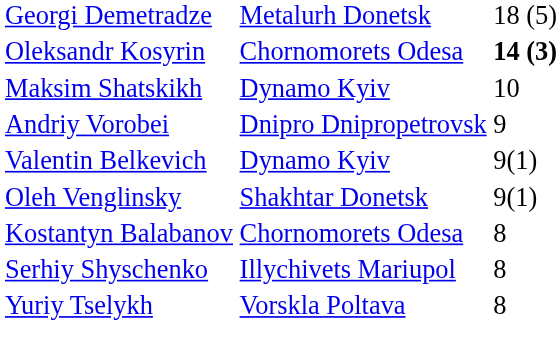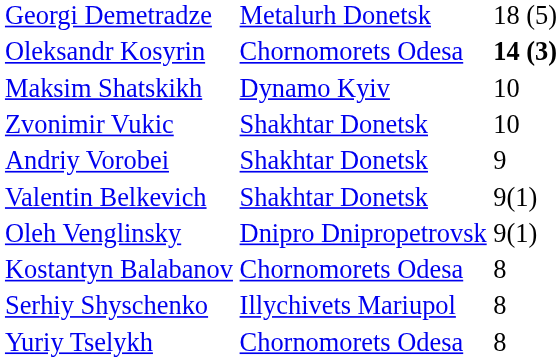+ row: (89, 124)
(363, 124) Dnipro Dnipropetrovsk -> (334, 160) Shakhtar Donetsk
(315, 160) Dynamo Kyiv -> (334, 196) Shakhtar Donetsk
(334, 196) Shakhtar Donetsk -> (363, 233) Dnipro Dnipropetrovsk
(323, 305) Vorskla Poltava -> (351, 342) Chornomorets Odesa
